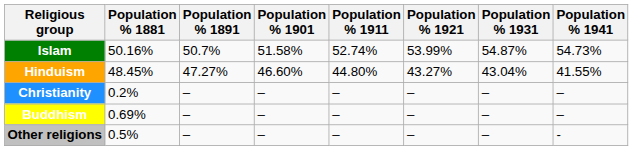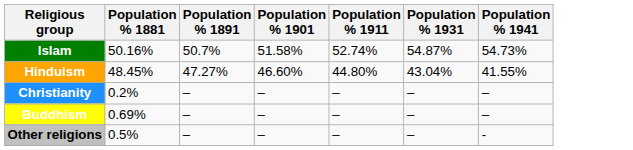- column: (441, 22)
